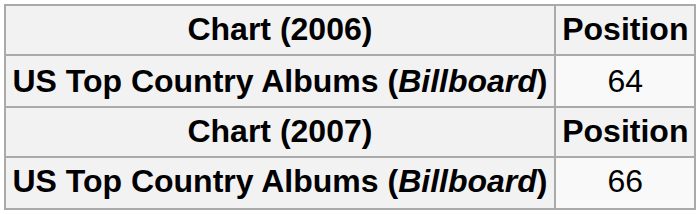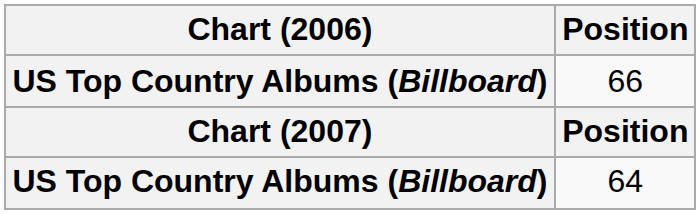rows swapped: (625, 182) <-> (625, 80)
